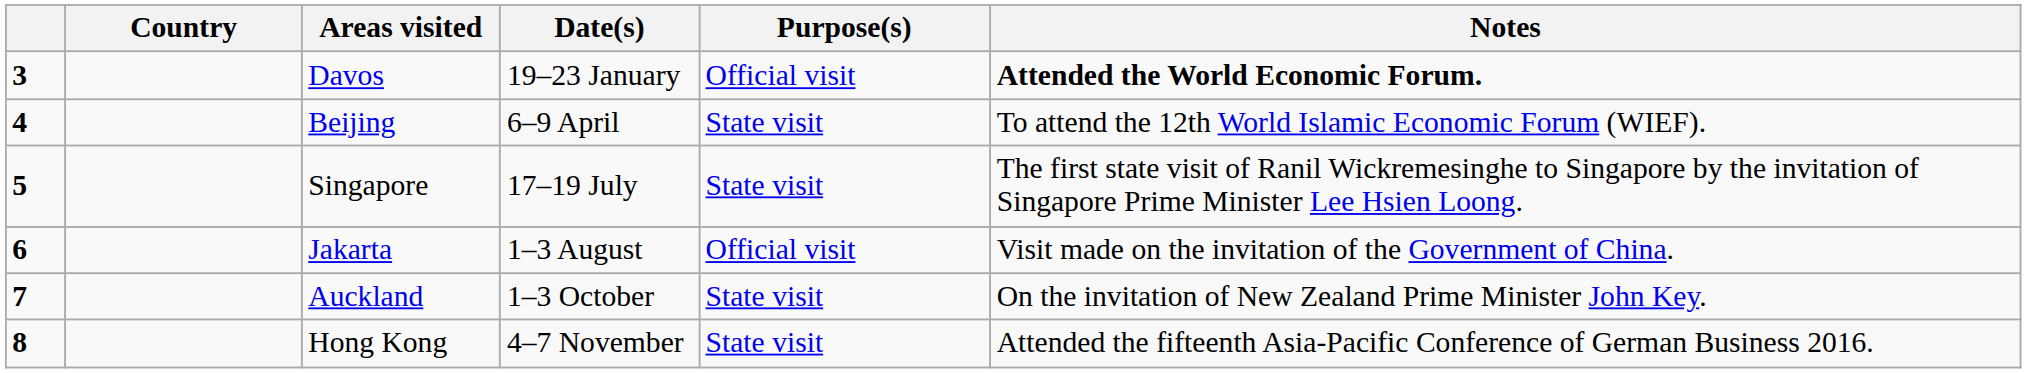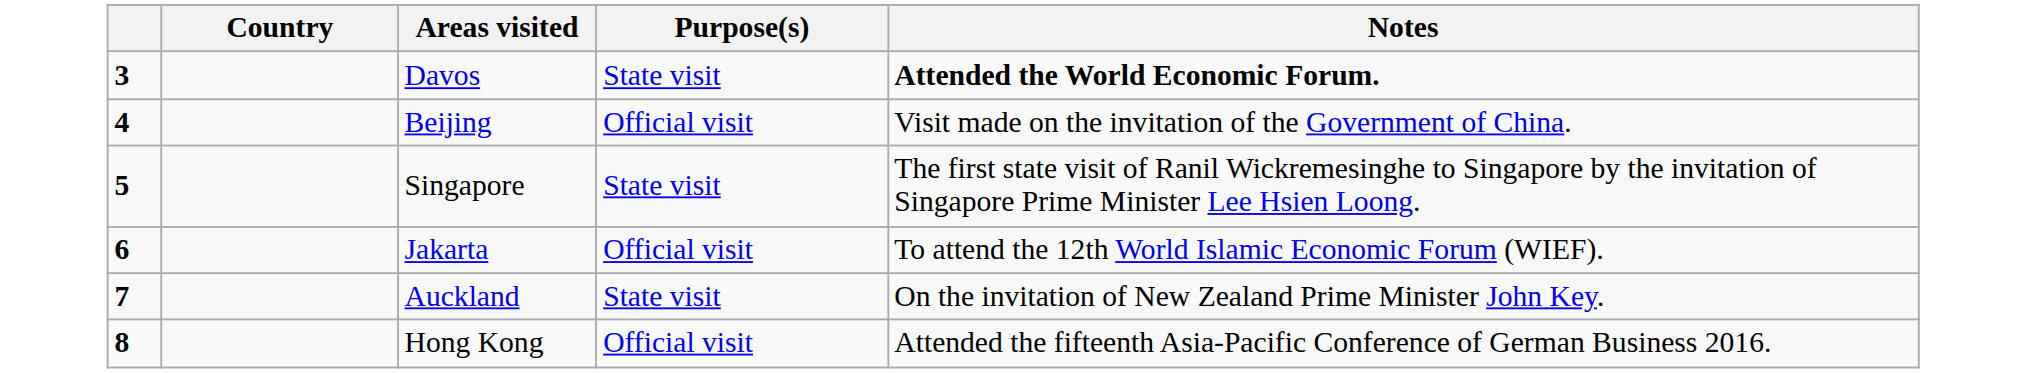- column: (599, 27)
(781, 74) Official visit -> (662, 74) State visit
(764, 121) State visit -> (678, 121) Official visit
(1351, 121) To attend the 12th World Islamic Economic Forum (WIEF). -> (1233, 121) Visit made on the invitation of the Government of China.
(1335, 249) Visit made on the invitation of the Government of China. -> (1249, 249) To attend the 12th World Islamic Economic Forum (WIEF).
(764, 342) State visit -> (678, 342) Official visit
